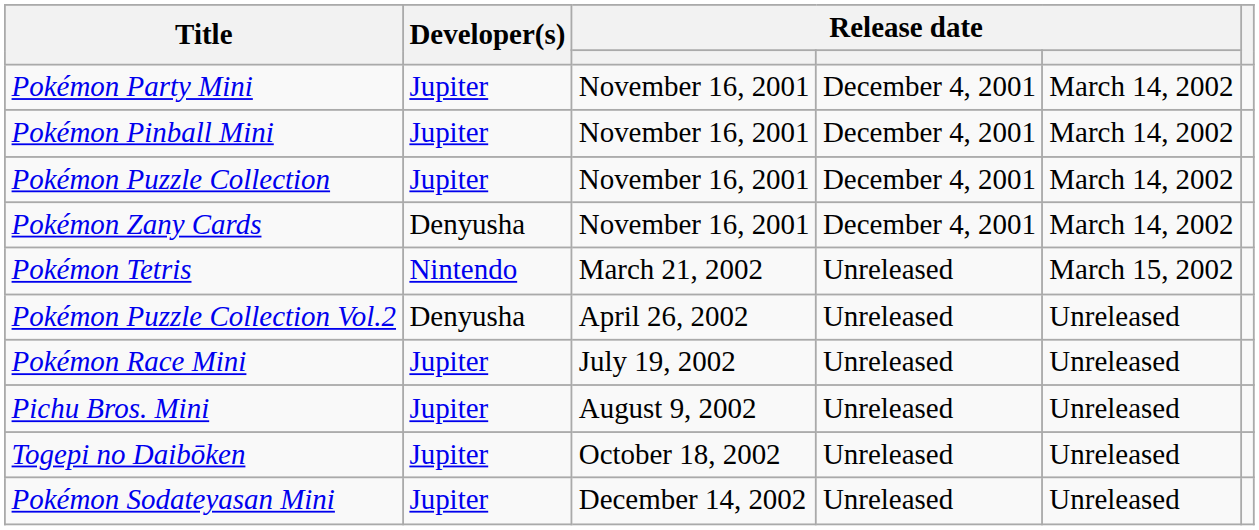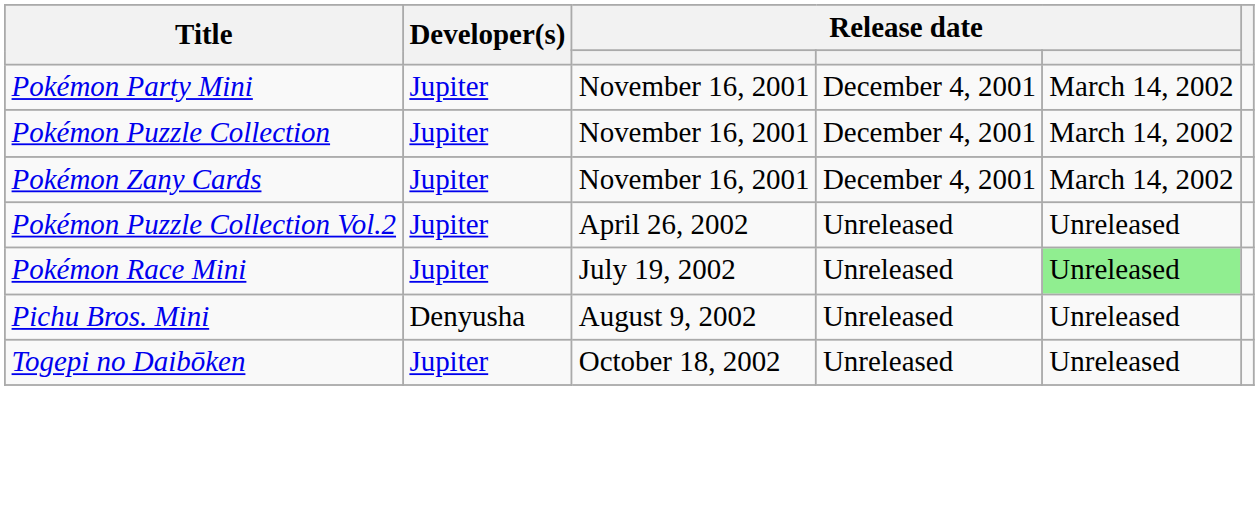- row: (143, 132)
(467, 224) Denyusha -> (449, 178) Jupiter
- row: (102, 270)
(467, 316) Denyusha -> (449, 224) Jupiter
(1114, 362) no background -> (1114, 270) lightgreen background
(449, 408) Jupiter -> (467, 316) Denyusha
- row: (173, 500)
